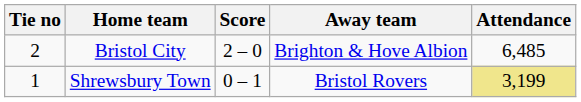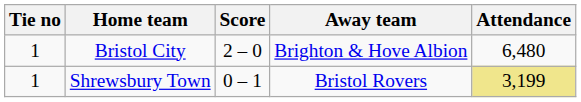(35, 50) 2 -> (35, 50) 1
(524, 50) 6,485 -> (524, 50) 6,480
